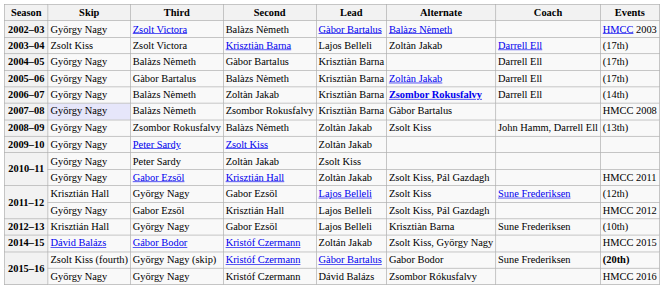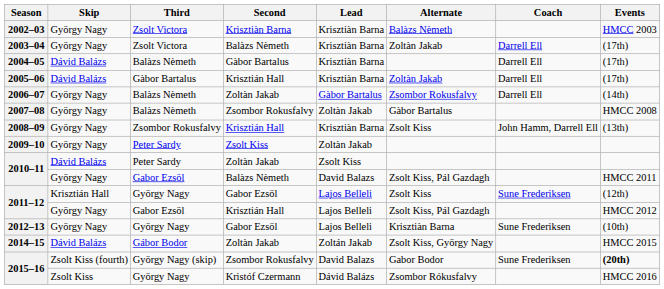(257, 29) Balàzs Nèmeth -> (258, 29) Krisztiàn Barna
(350, 29) Gàbor Bartalus -> (351, 29) Krisztiàn Barna
(72, 45) Zsolt Kiss -> (79, 45) György Nagy
(258, 45) Krisztiàn Barna -> (257, 45) Balàzs Nèmeth
(345, 45) Lajos Belleli -> (351, 45) Krisztiàn Barna
(79, 62) György Nagy -> (78, 62) Dávid Balázs
(79, 78) György Nagy -> (78, 78) Dávid Balázs
(257, 78) Balàzs Nèmeth -> (255, 78) Krisztián Hall
(351, 95) Krisztiàn Barna -> (350, 95) Gàbor Bartalus
(435, 95) bold -> (433, 95) normal
(79, 111) lavender background -> (79, 111) no background
(351, 111) Krisztiàn Barna -> (345, 111) Zoltàn Jakab
(257, 128) Balàzs Nèmeth -> (255, 128) Krisztián Hall
(345, 128) Zoltàn Jakab -> (351, 128) Krisztiàn Barna
(79, 161) György Nagy -> (78, 161) Dávid Balázs
(255, 177) Krisztián Hall -> (257, 177) Balàzs Nèmeth
(345, 177) Zoltàn Jakab -> (346, 177) David Balazs
(80, 227) Krisztián Hall -> (79, 227) György Nagy
(263, 243) Kristóf Czermann -> (252, 243) Zoltàn Jakab
(263, 260) Kristóf Czermann -> (270, 260) Zsombor Rokusfalvy
(350, 260) Gàbor Bartalus -> (346, 260) David Balazs
(79, 276) György Nagy -> (72, 276) Zsolt Kiss
